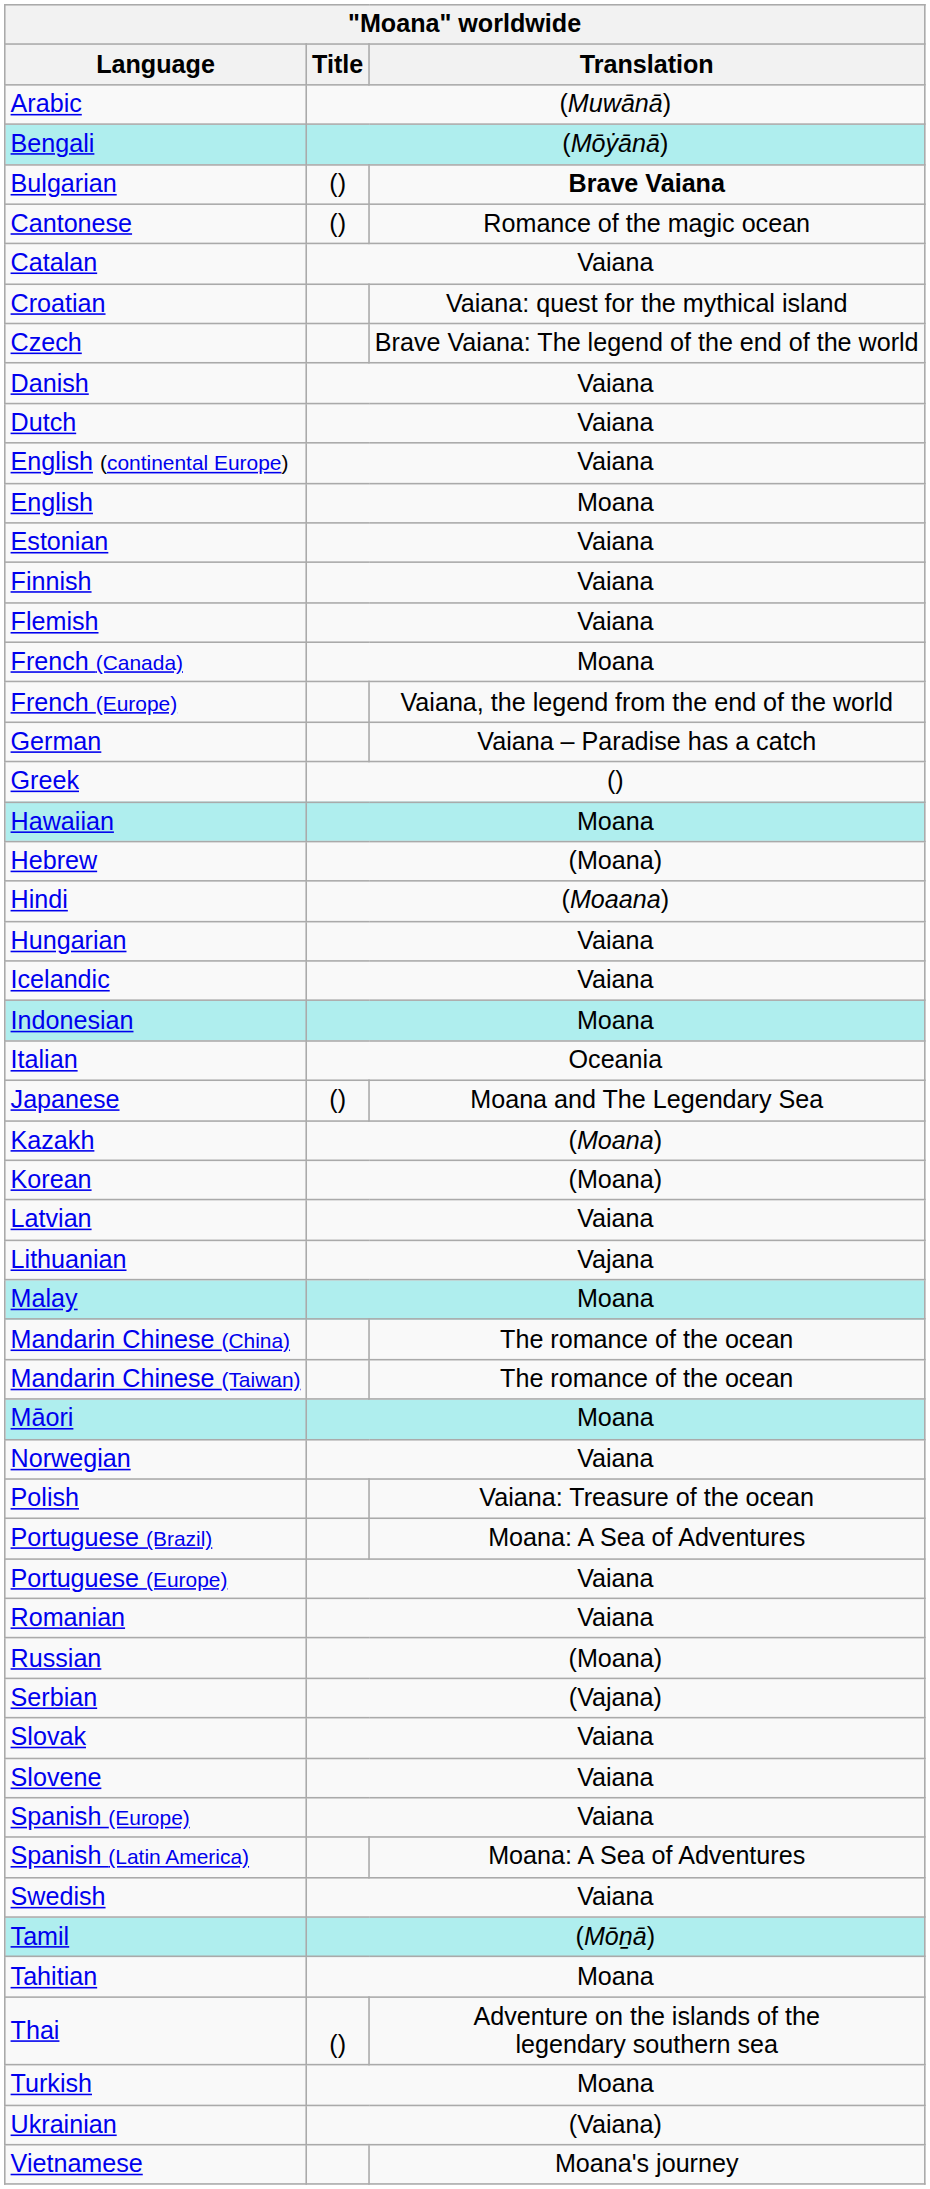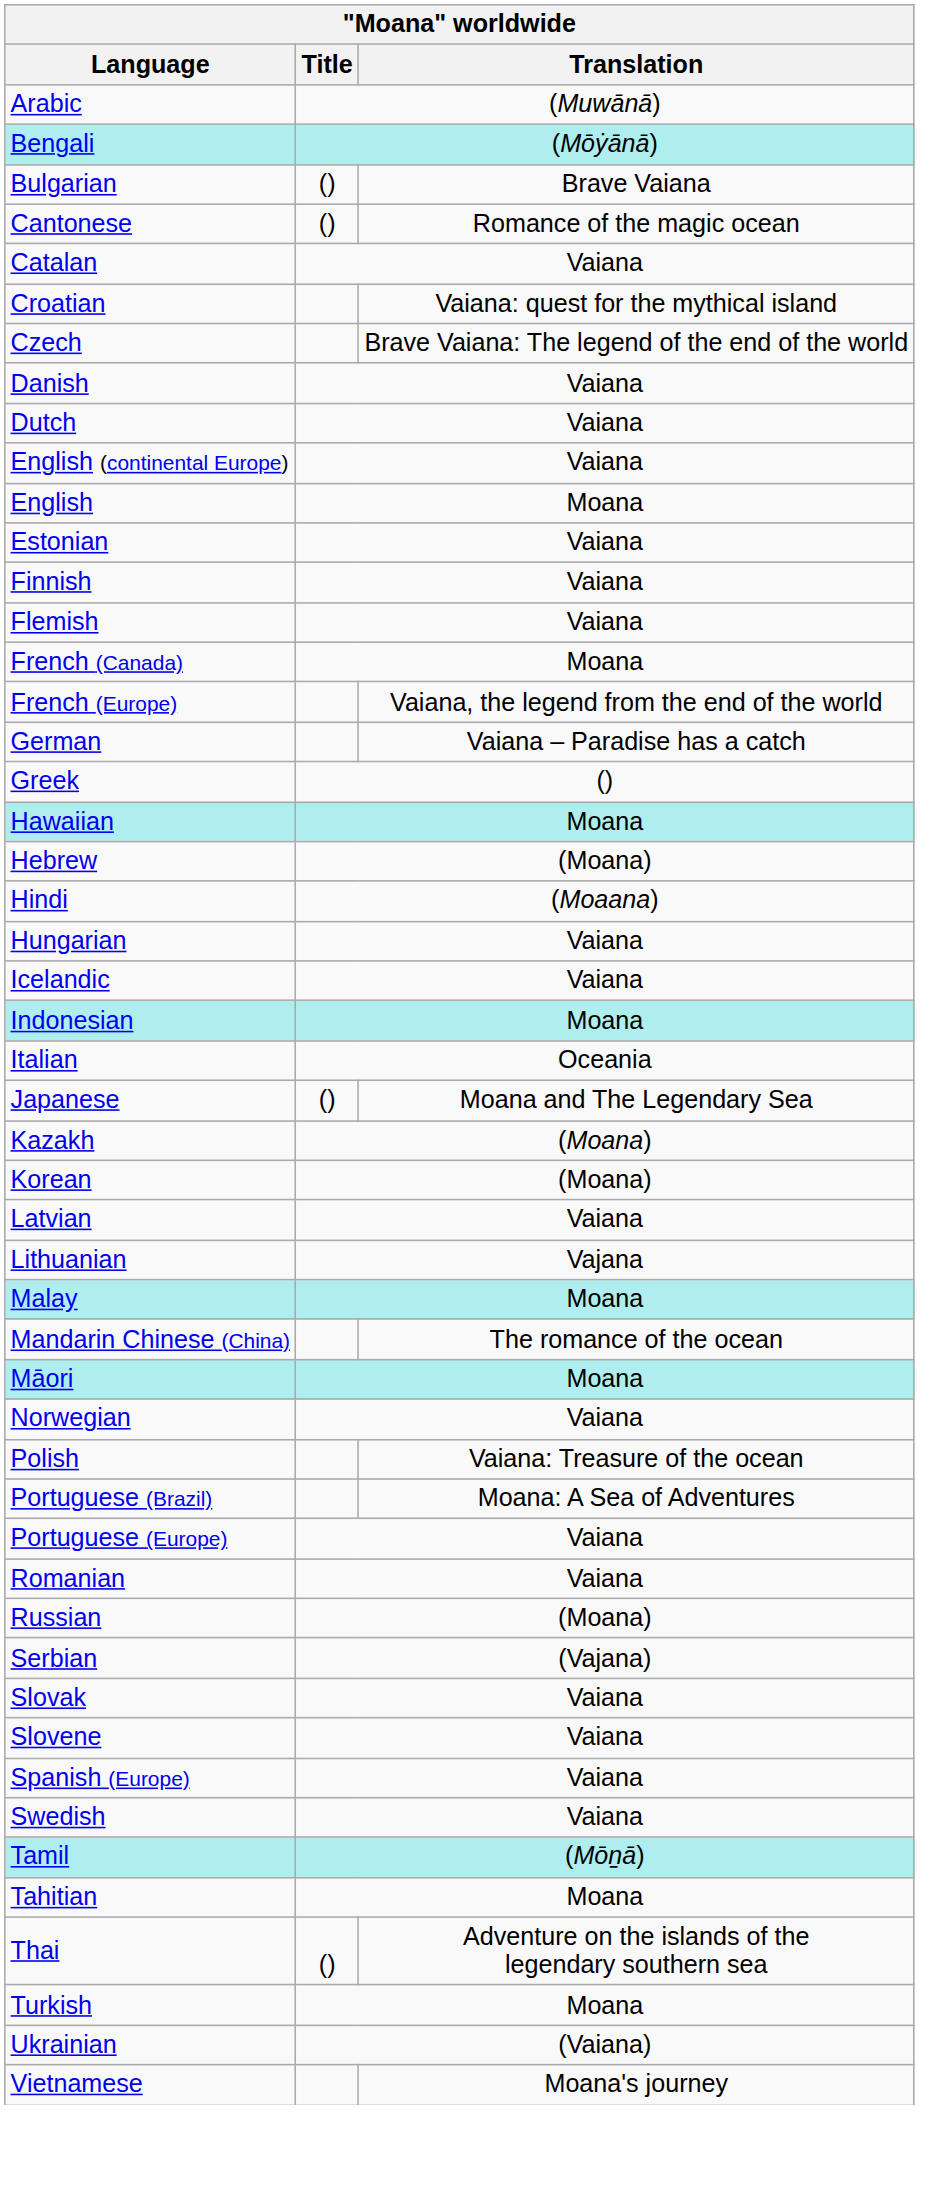(647, 183) bold -> (636, 183) normal
- row: (156, 1378)
- row: (130, 1857)
